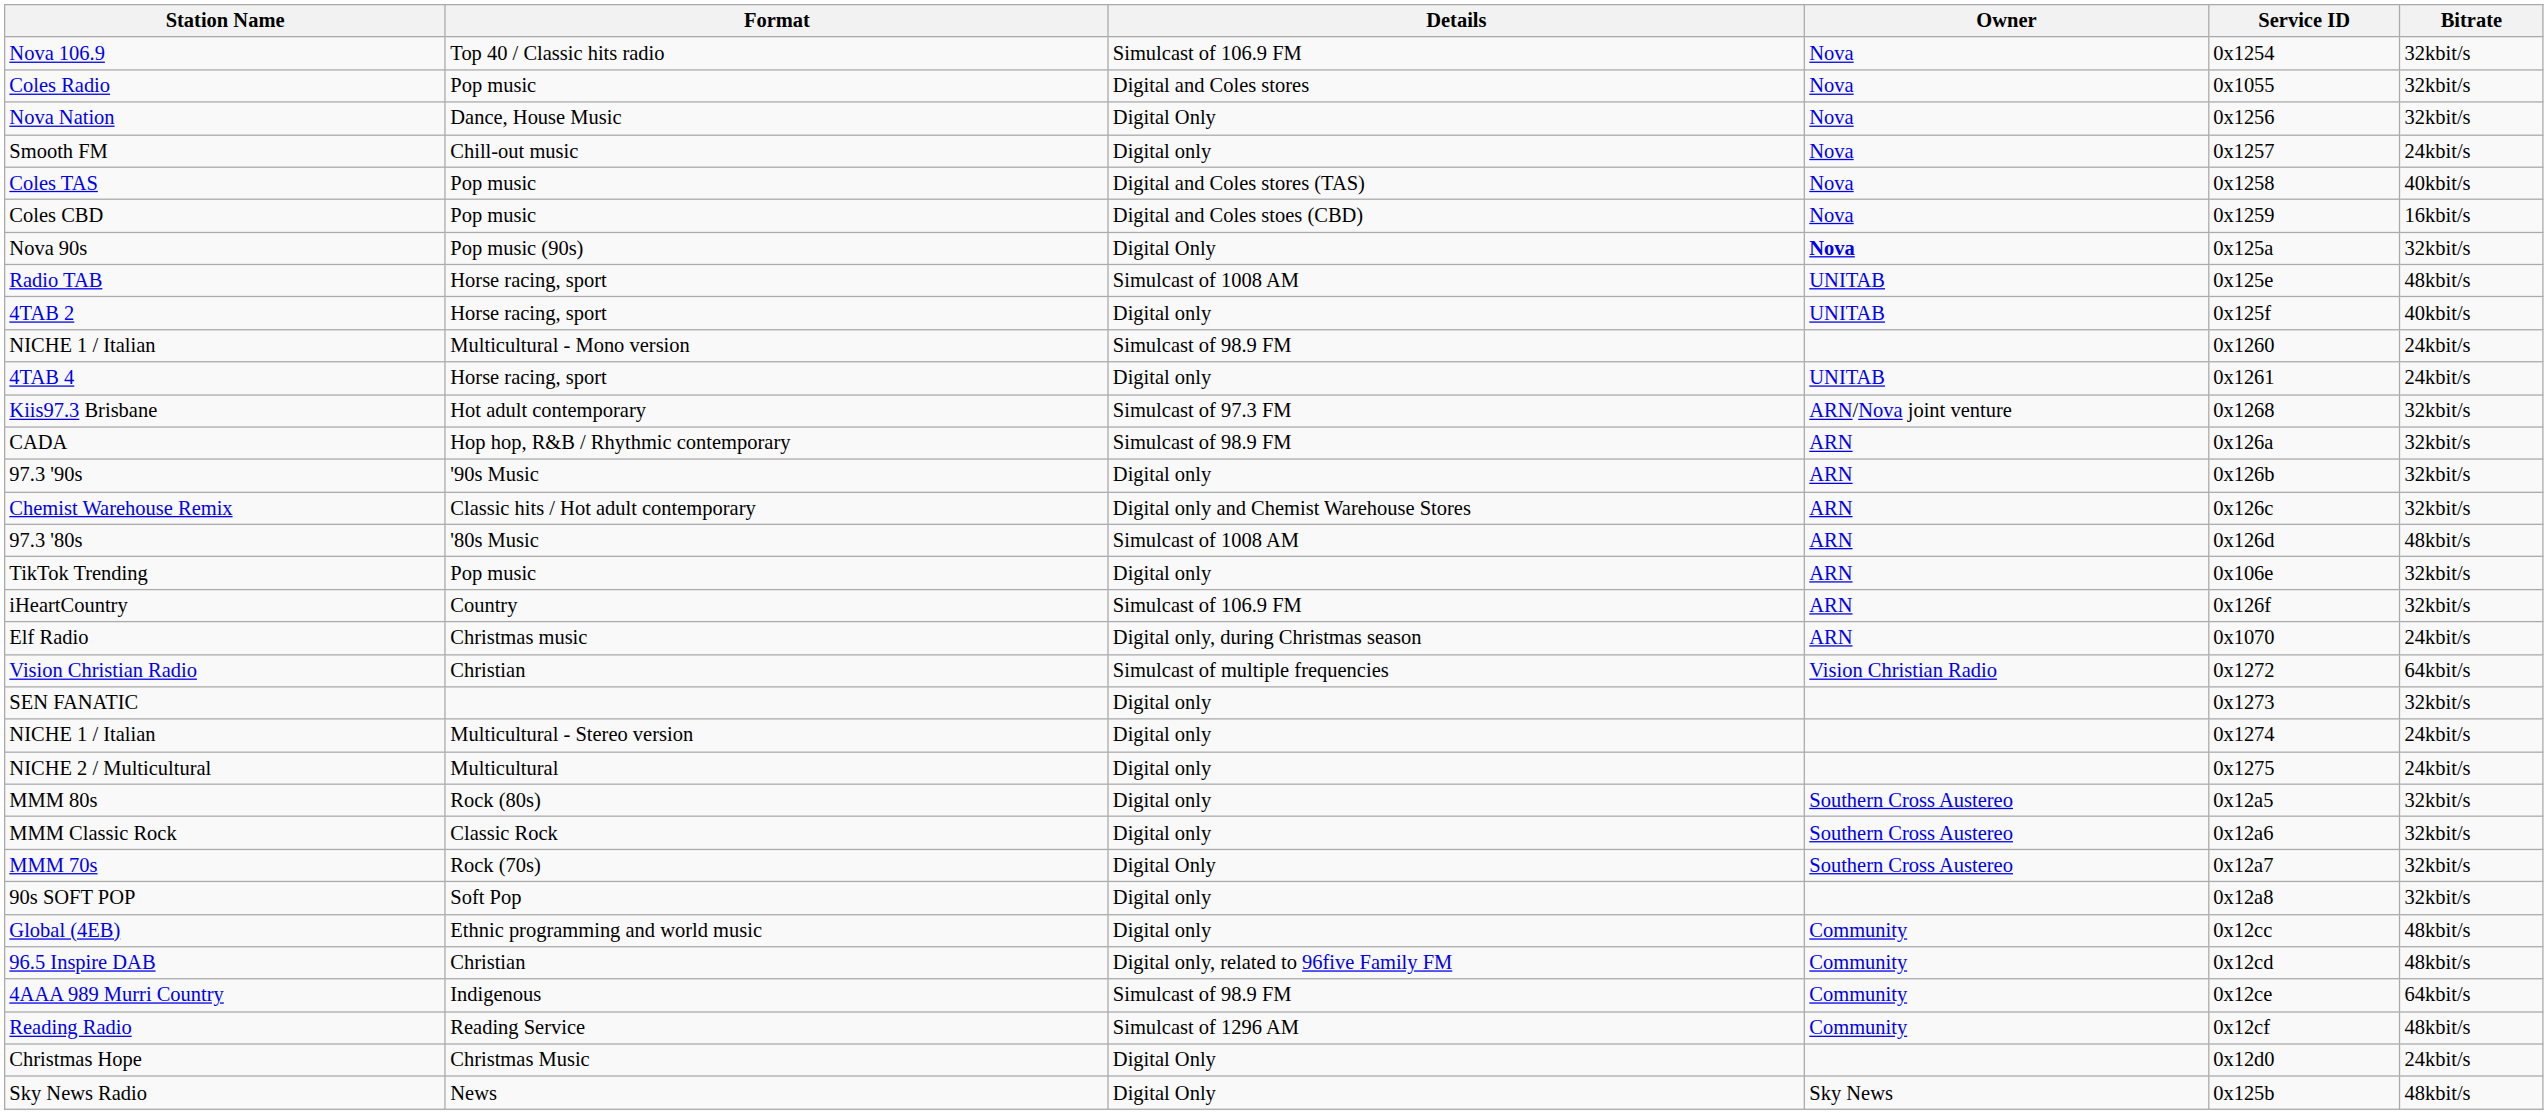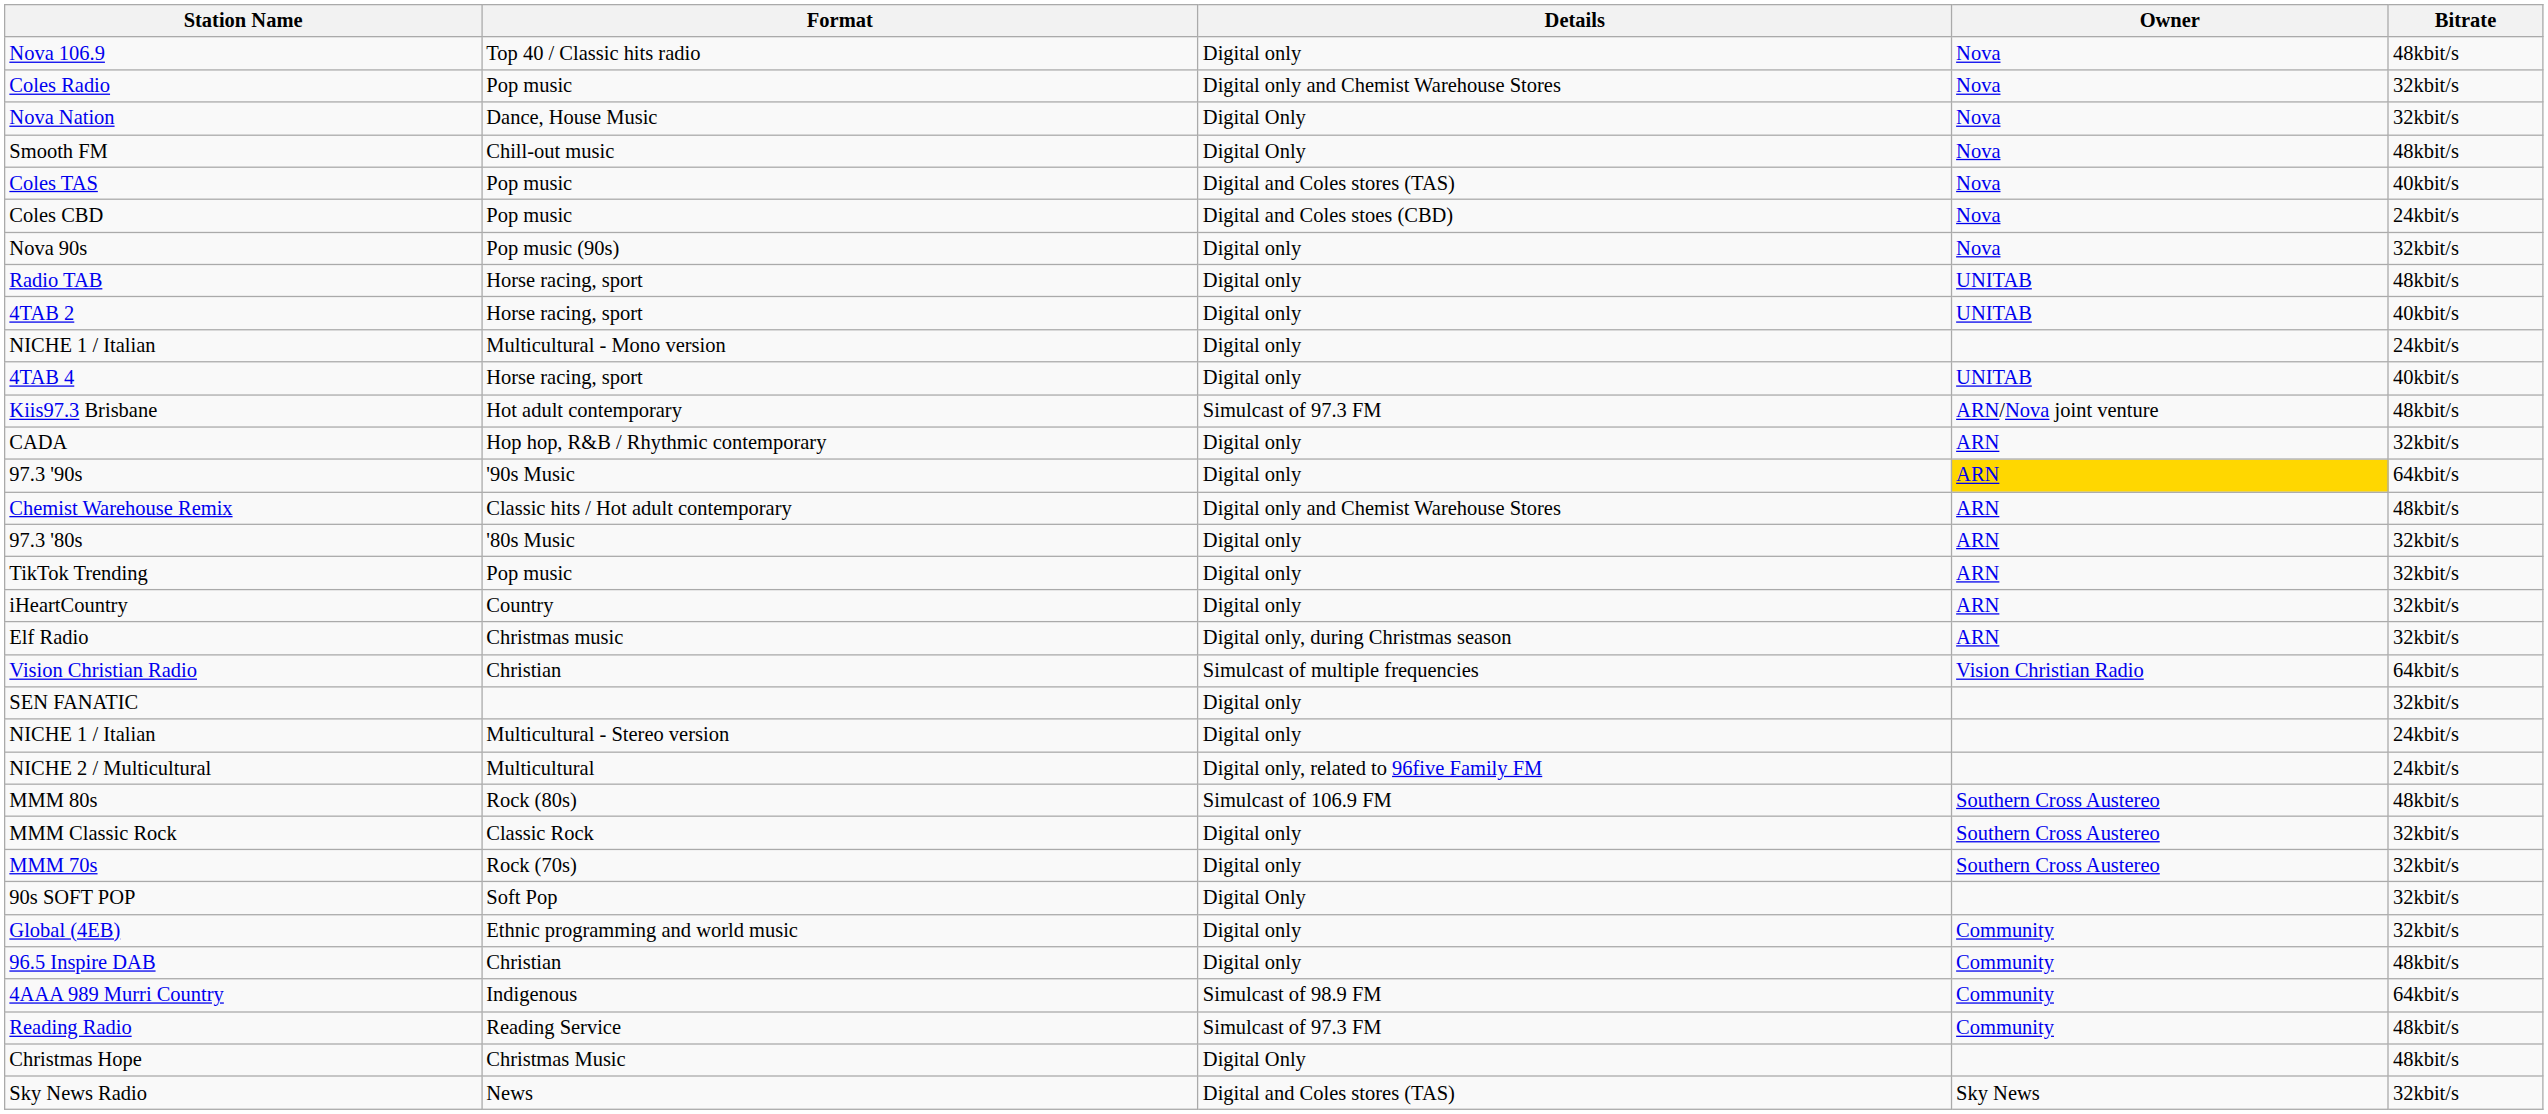- column: (2304, 20)
(1207, 53) Simulcast of 106.9 FM -> (1252, 53) Digital only
(2438, 53) 32kbit/s -> (2426, 53) 48kbit/s
(1211, 85) Digital and Coles stores -> (1382, 85) Digital only and Chemist Warehouse Stores
(1162, 150) Digital only -> (1254, 150) Digital Only
(2438, 150) 24kbit/s -> (2426, 150) 48kbit/s
(2438, 215) 16kbit/s -> (2426, 215) 24kbit/s
(1164, 248) Digital Only -> (1252, 248) Digital only
(1832, 248) bold -> (1978, 248) normal
(1206, 280) Simulcast of 1008 AM -> (1252, 280) Digital only
(1202, 345) Simulcast of 98.9 FM -> (1252, 345) Digital only
(2438, 378) 24kbit/s -> (2426, 378) 40kbit/s
(2438, 410) 32kbit/s -> (2426, 410) 48kbit/s
(1202, 442) Simulcast of 98.9 FM -> (1252, 442) Digital only
(1831, 475) no background -> (1978, 475) gold background
(2438, 475) 32kbit/s -> (2426, 475) 64kbit/s
(2438, 507) 32kbit/s -> (2426, 507) 48kbit/s
(1206, 540) Simulcast of 1008 AM -> (1252, 540) Digital only
(2438, 540) 48kbit/s -> (2426, 540) 32kbit/s
(1207, 605) Simulcast of 106.9 FM -> (1252, 605) Digital only
(2438, 637) 24kbit/s -> (2426, 637) 32kbit/s
(1162, 767) Digital only -> (1373, 767) Digital only, related to 96five Family FM
(1162, 800) Digital only -> (1297, 800) Simulcast of 106.9 FM
(2438, 800) 32kbit/s -> (2426, 800) 48kbit/s
(1164, 865) Digital Only -> (1252, 865) Digital only
(1162, 897) Digital only -> (1254, 897) Digital Only
(2438, 930) 48kbit/s -> (2426, 930) 32kbit/s
(1283, 962) Digital only, related to 96five Family FM -> (1252, 962) Digital only
(1206, 1027) Simulcast of 1296 AM -> (1292, 1027) Simulcast of 97.3 FM
(2438, 1060) 24kbit/s -> (2426, 1060) 48kbit/s
(1164, 1092) Digital Only -> (1329, 1092) Digital and Coles stores (TAS)
(2438, 1092) 48kbit/s -> (2426, 1092) 32kbit/s
